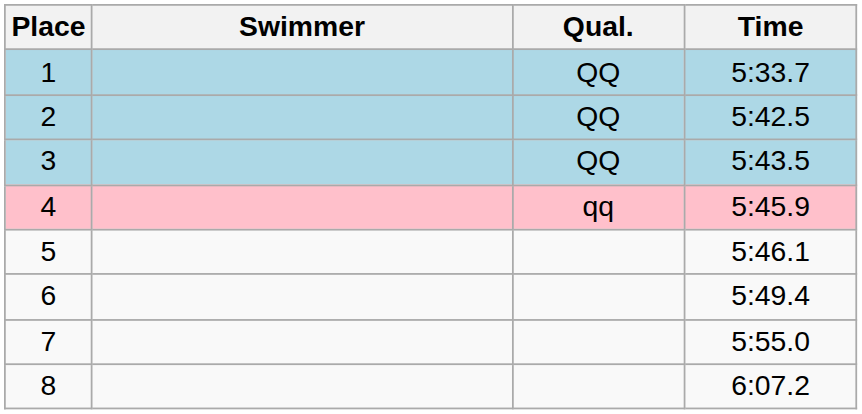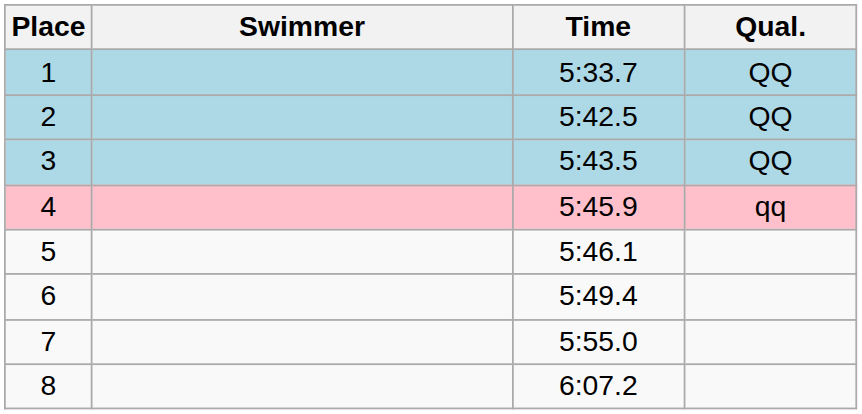columns swapped: (771, 26) <-> (598, 26)
